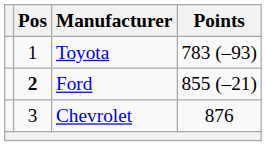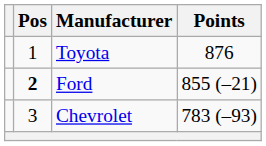(219, 52) 783 (–93) -> (219, 52) 876
(219, 116) 876 -> (219, 116) 783 (–93)
